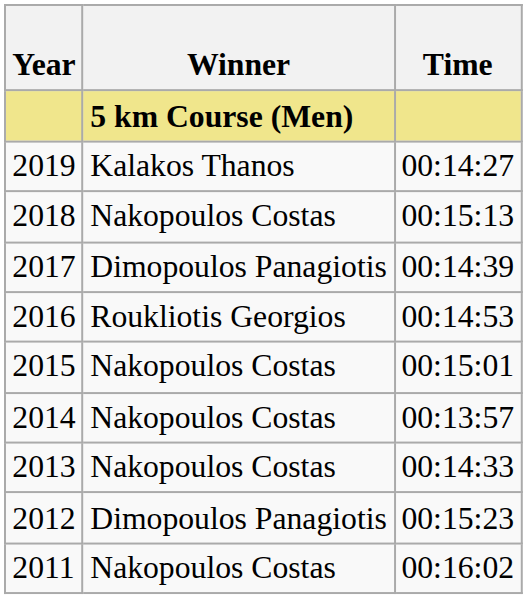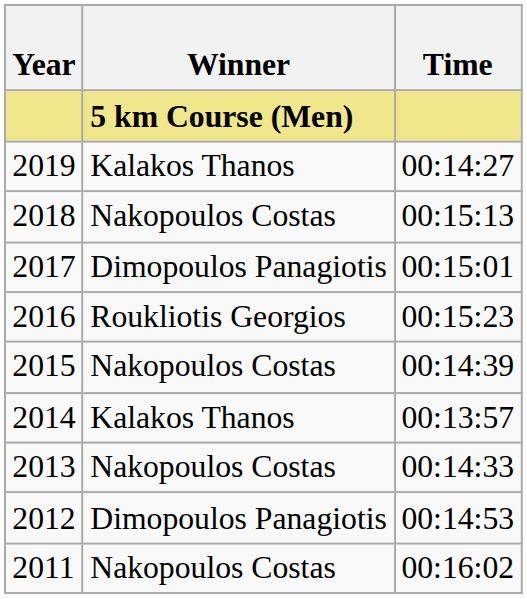(458, 266) 00:14:39 -> (458, 266) 00:15:01
(458, 316) 00:14:53 -> (458, 316) 00:15:23
(458, 366) 00:15:01 -> (458, 366) 00:14:39
(213, 416) Nakopoulos Costas -> (192, 416) Kalakos Thanos
(458, 517) 00:15:23 -> (458, 517) 00:14:53
